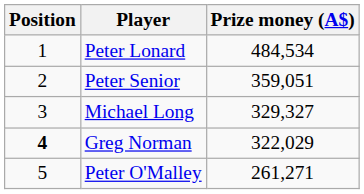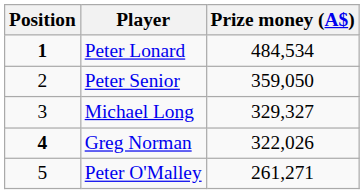(42, 50) normal -> (42, 50) bold
(283, 81) 359,051 -> (283, 81) 359,050
(283, 142) 322,029 -> (283, 142) 322,026
